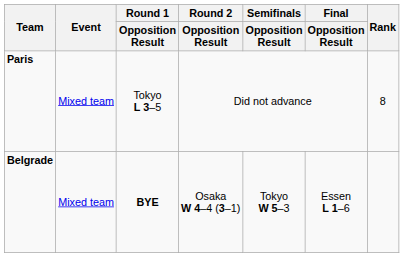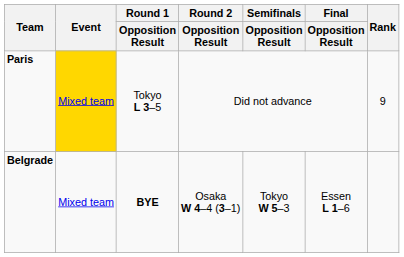(86, 101) no background -> (86, 101) gold background
(383, 101) 8 -> (383, 101) 9
